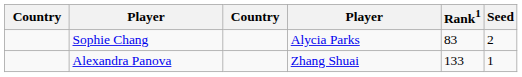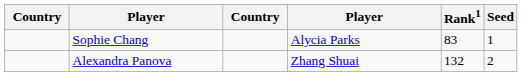(490, 40) 2 -> (490, 40) 1
(454, 61) 133 -> (454, 61) 132
(490, 61) 1 -> (490, 61) 2
